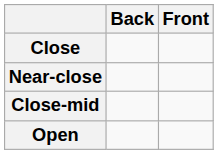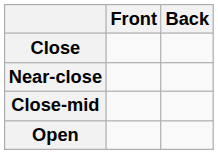columns swapped: (186, 18) <-> (132, 18)
